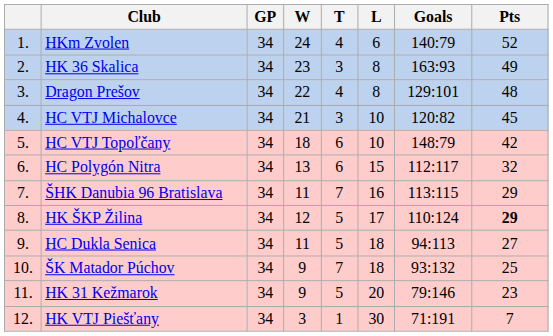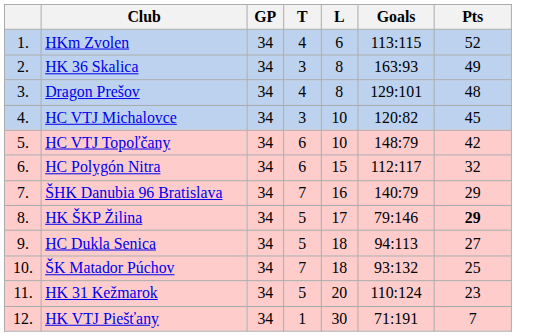- column: (302, 17)
(433, 42) 140:79 -> (396, 42) 113:115
(433, 192) 113:115 -> (396, 192) 140:79
(433, 218) 110:124 -> (396, 218) 79:146
(433, 293) 79:146 -> (396, 293) 110:124
